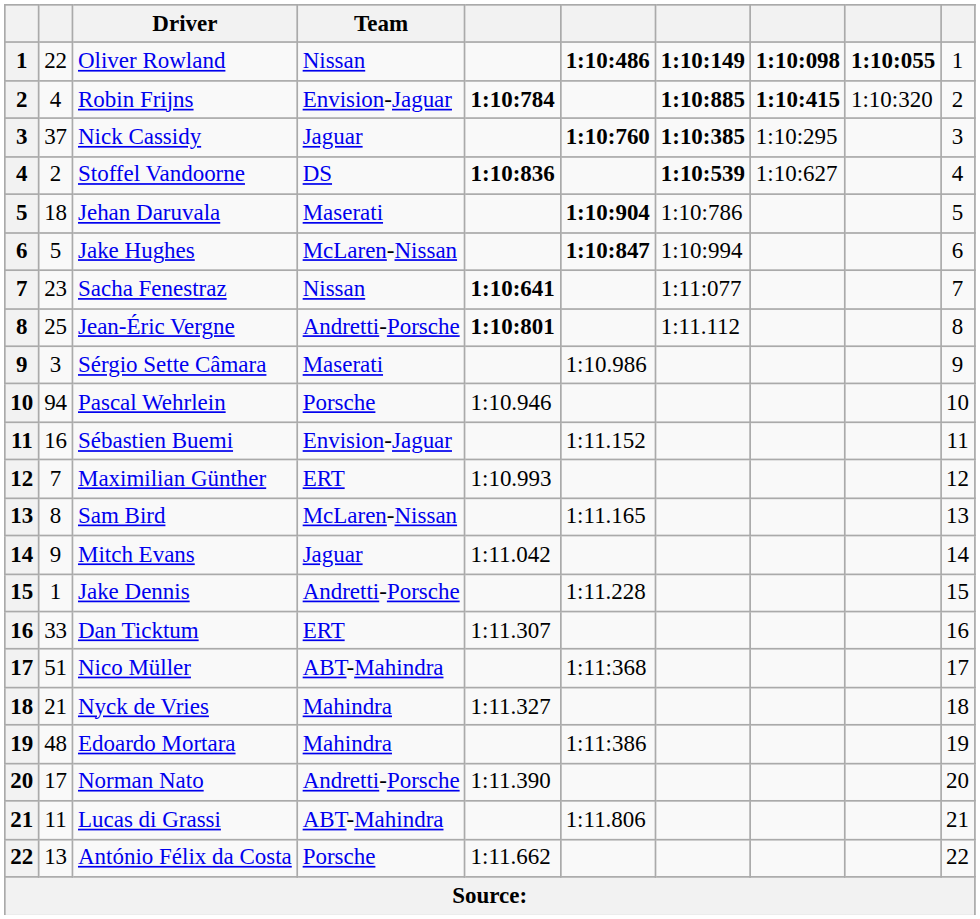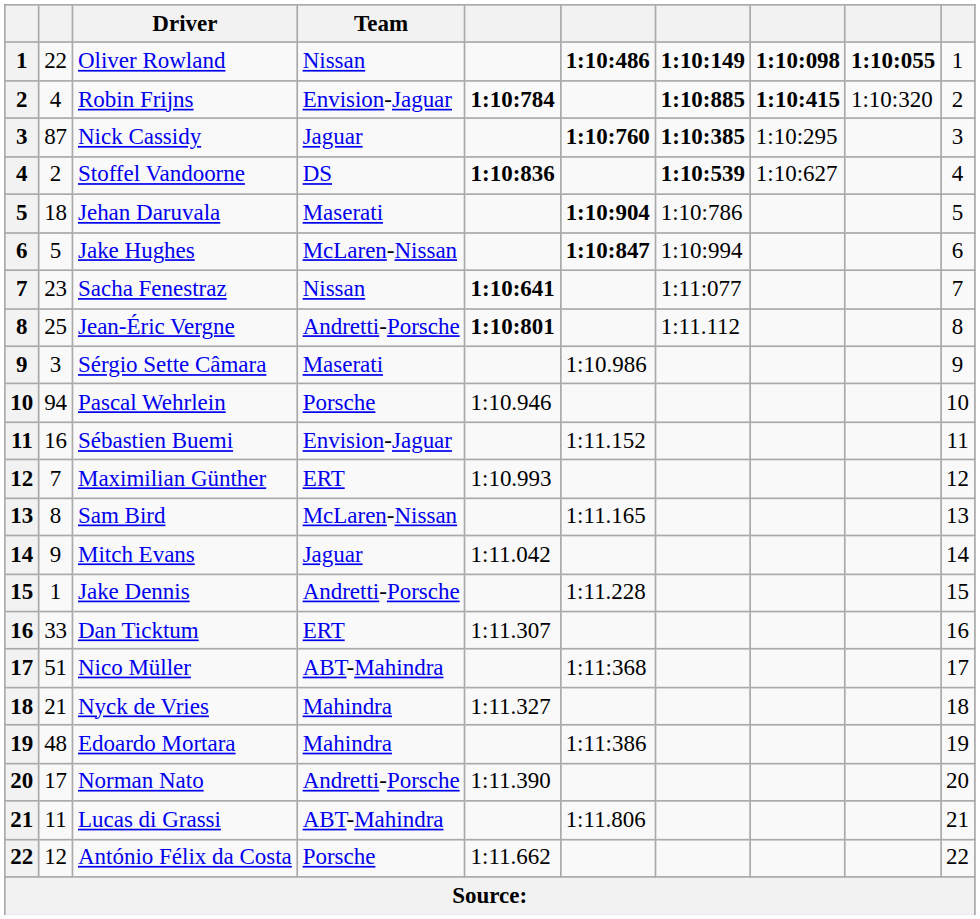(56, 136) 37 -> (56, 136) 87
(56, 857) 13 -> (56, 857) 12
